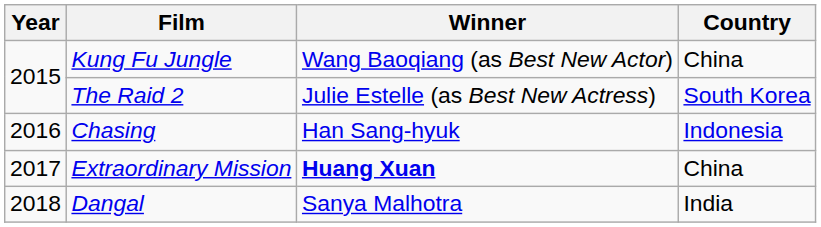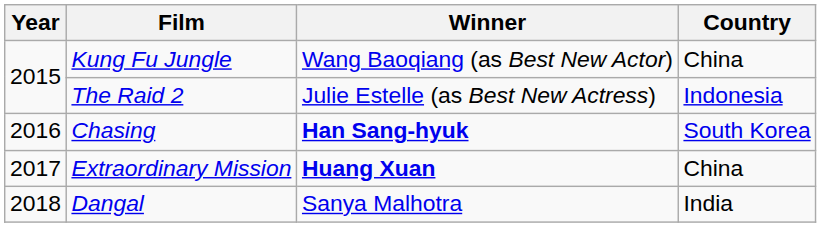(747, 95) South Korea -> (733, 95) Indonesia
(381, 131) normal -> (385, 131) bold
(733, 131) Indonesia -> (747, 131) South Korea
